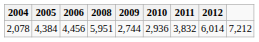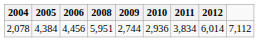(185, 28) 3,832 -> (185, 28) 3,834
(240, 28) 7,212 -> (240, 28) 7,112
